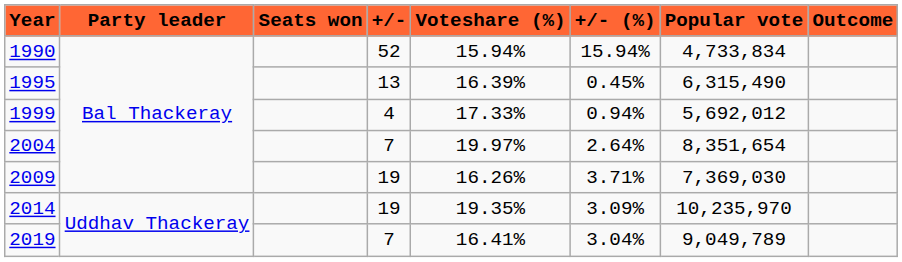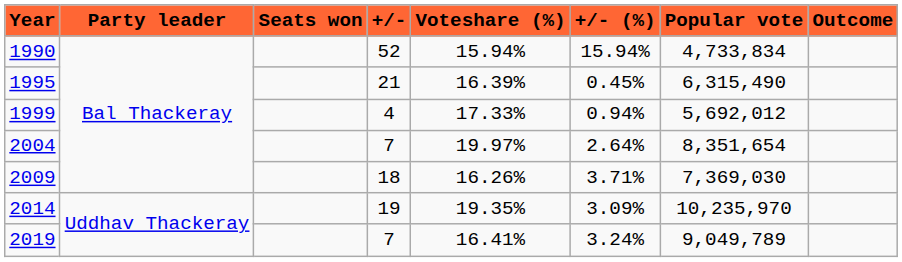(389, 83) 13 -> (389, 83) 21
(389, 177) 19 -> (389, 177) 18
(615, 240) 3.04% -> (615, 240) 3.24%
